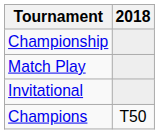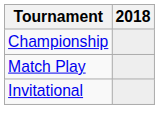- row: (48, 116)
